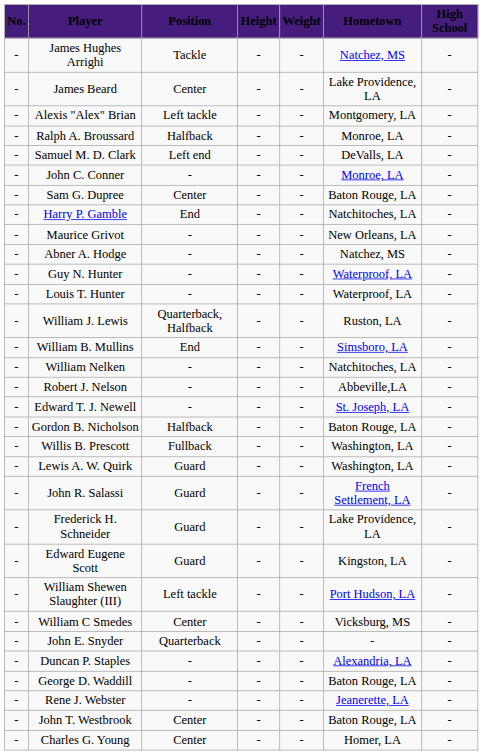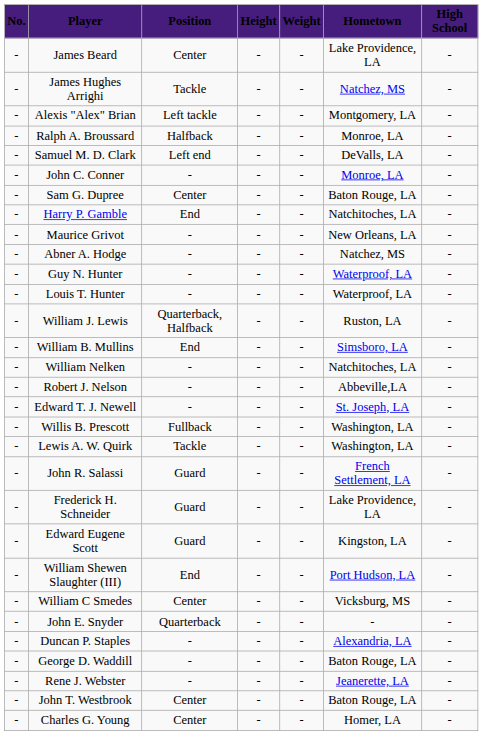rows swapped: (85, 55) <-> (85, 89)
- row: (85, 426)
(190, 466) Guard -> (190, 446) Tackle
(190, 594) Left tackle -> (190, 574) End
